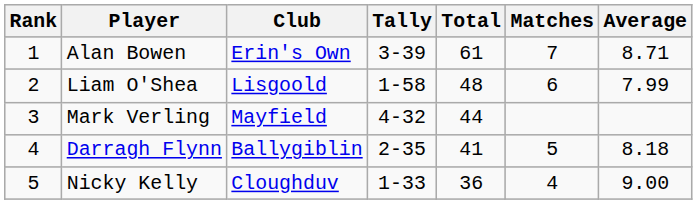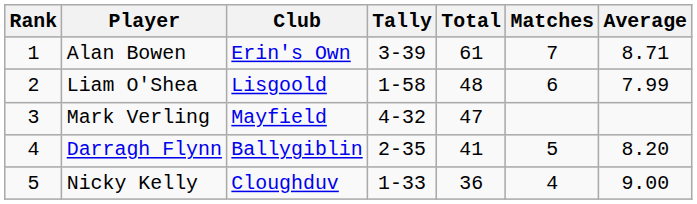(471, 118) 44 -> (471, 118) 47
(645, 151) 8.18 -> (645, 151) 8.20
